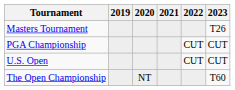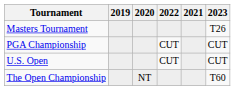columns swapped: (169, 12) <-> (193, 12)
